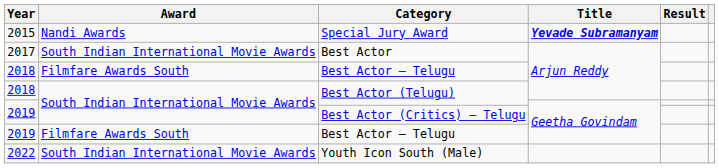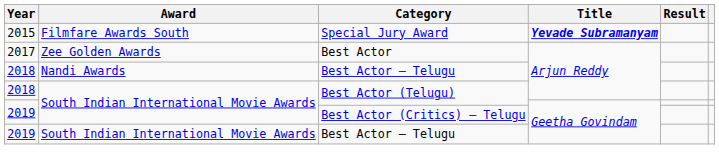(83, 33) Nandi Awards -> (115, 33) Filmfare Awards South
(178, 52) South Indian International Movie Awards -> (101, 52) Zee Golden Awards
(115, 71) Filmfare Awards South -> (83, 71) Nandi Awards
(115, 134) Filmfare Awards South -> (178, 134) South Indian International Movie Awards
- row: (21, 153)
